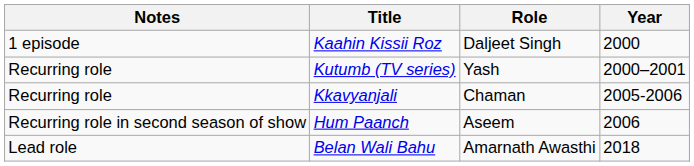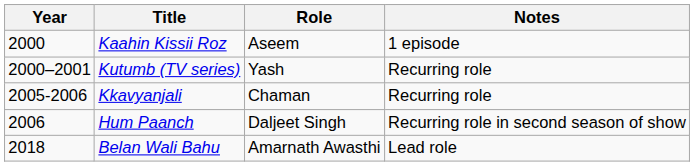columns swapped: (645, 17) <-> (157, 17)
(512, 43) Daljeet Singh -> (274, 43) Aseem
(489, 122) Aseem -> (297, 122) Daljeet Singh
